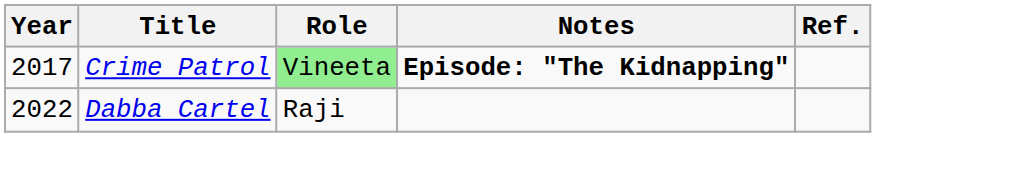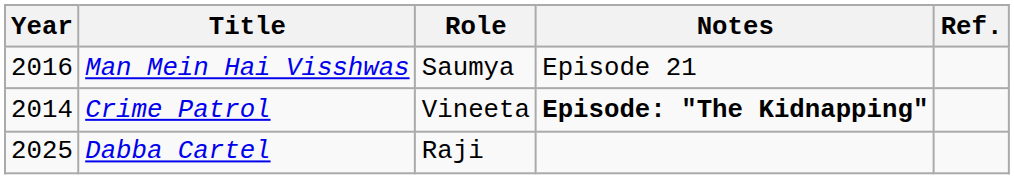+ row: (247, 68)
(42, 68) 2017 -> (42, 110) 2014
(337, 68) lightgreen background -> (476, 110) no background
(42, 110) 2022 -> (42, 152) 2025
